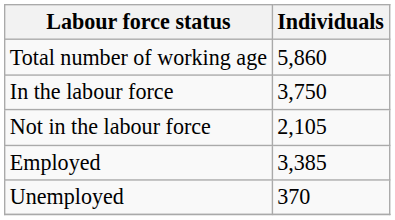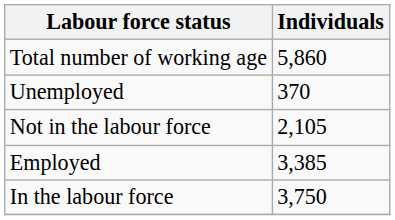rows swapped: (92, 92) <-> (67, 197)
